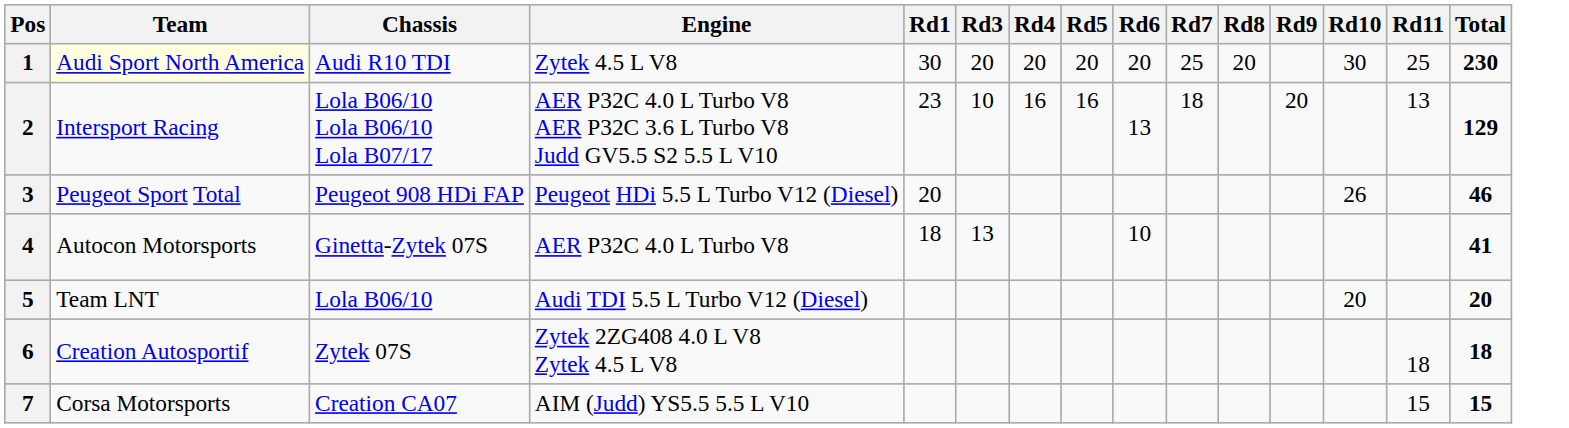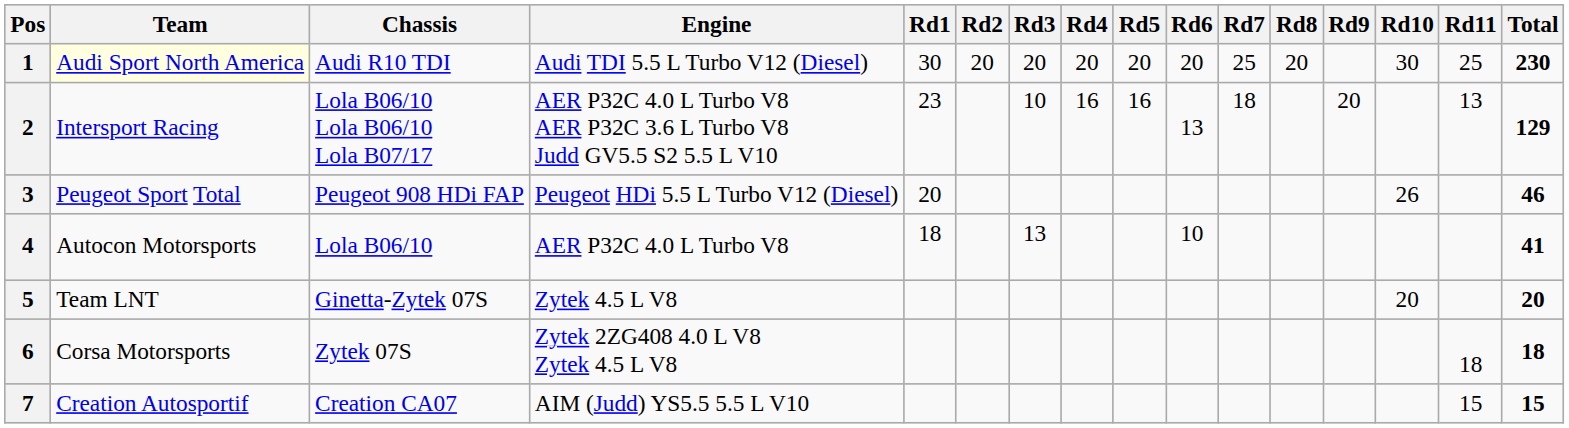+ column: (982, 24)
(606, 62) Zytek 4.5 L V8 -> (701, 62) Audi TDI 5.5 L Turbo V12 (Diesel)
(402, 246) Ginetta-Zytek 07S -> (374, 246) Lola B06/10
(374, 299) Lola B06/10 -> (402, 299) Ginetta-Zytek 07S
(701, 299) Audi TDI 5.5 L Turbo V12 (Diesel) -> (606, 299) Zytek 4.5 L V8
(152, 351) Creation Autosportif -> (143, 351) Corsa Motorsports
(143, 403) Corsa Motorsports -> (152, 403) Creation Autosportif
